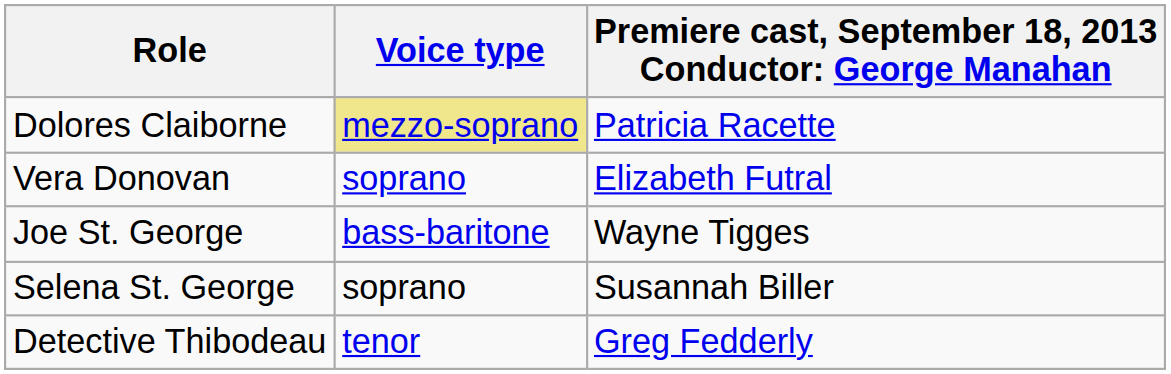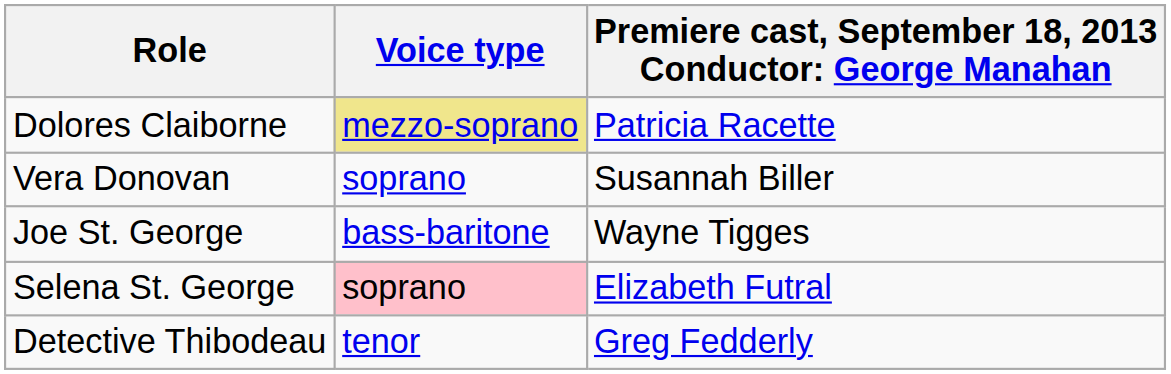(713, 178) Elizabeth Futral -> (714, 178) Susannah Biller
(404, 287) no background -> (404, 287) pink background
(714, 287) Susannah Biller -> (713, 287) Elizabeth Futral
